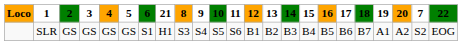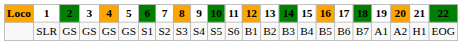columns swapped: (420, 13) <-> (165, 13)
